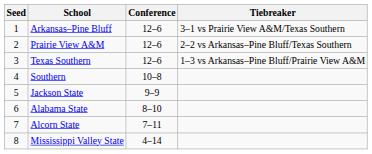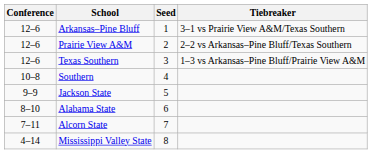columns swapped: (16, 12) <-> (152, 12)
